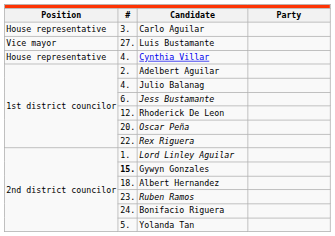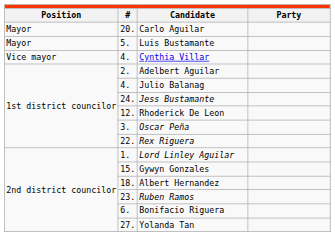(56, 29) House representative -> (19, 29) Mayor
(125, 29) 3. -> (128, 29) 20.
(31, 43) Vice mayor -> (19, 43) Mayor
(128, 43) 27. -> (125, 43) 5.
(56, 57) House representative -> (31, 57) Vice mayor
(125, 99) 6. -> (128, 99) 24.
(128, 127) 20. -> (125, 127) 3.
(128, 169) bold -> (128, 169) normal
(128, 210) 24. -> (125, 210) 6.
(125, 224) 5. -> (128, 224) 27.
